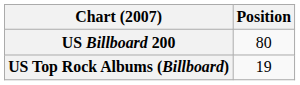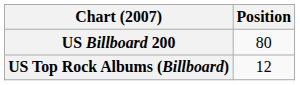(264, 67) 19 -> (264, 67) 12
